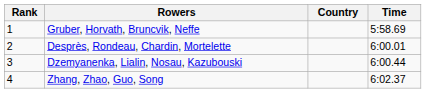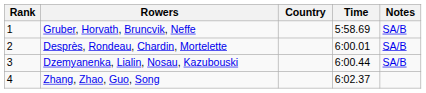+ column: (400, 12)
